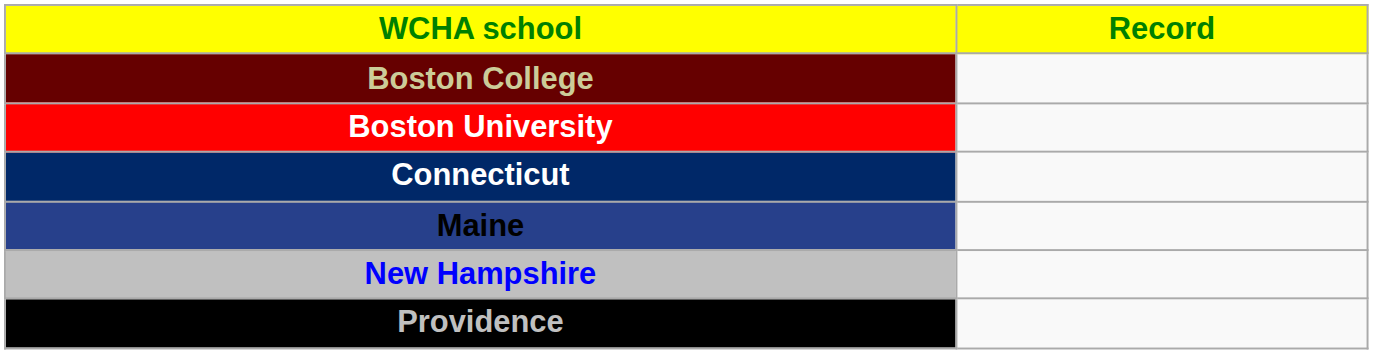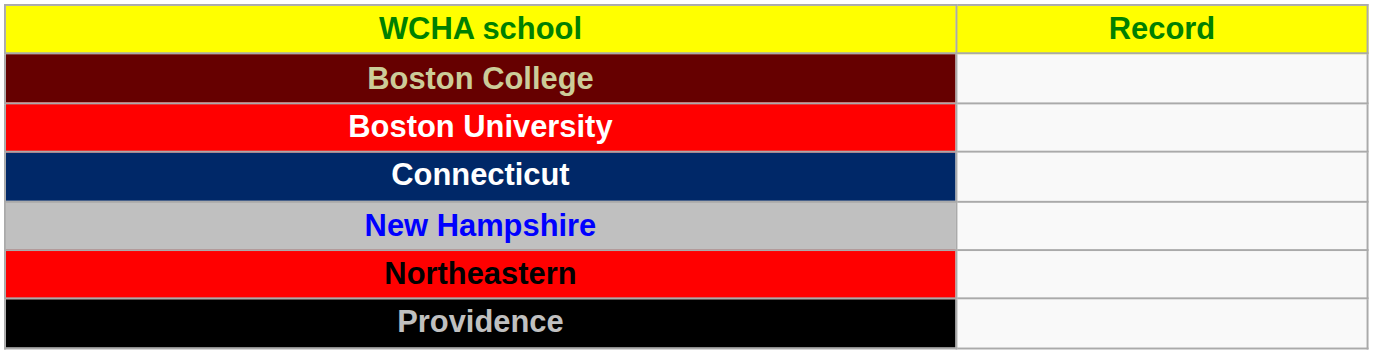- row: (480, 224)
+ row: (480, 273)
